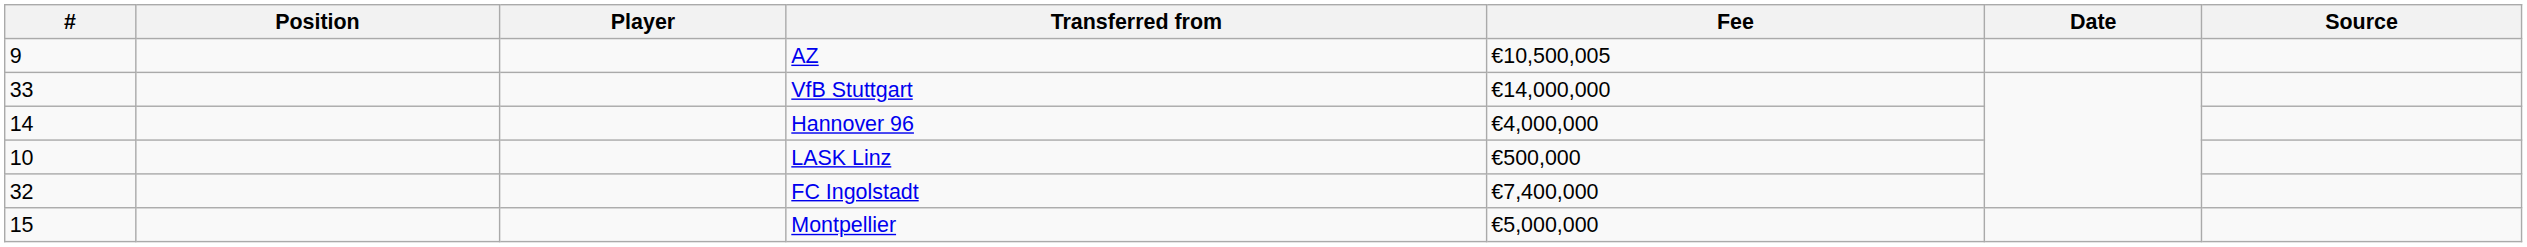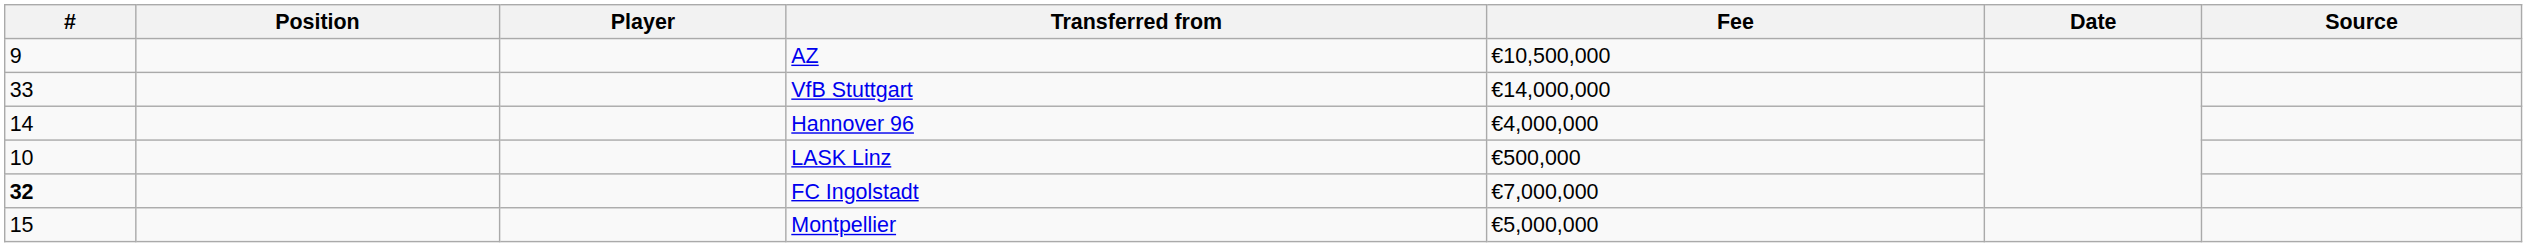(1551, 56) €10,500,005 -> (1551, 56) €10,500,000
(22, 191) normal -> (22, 191) bold
(1545, 191) €7,400,000 -> (1545, 191) €7,000,000
